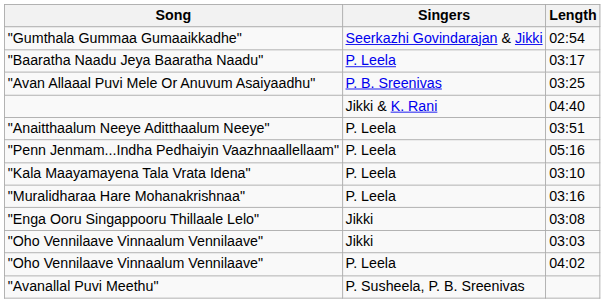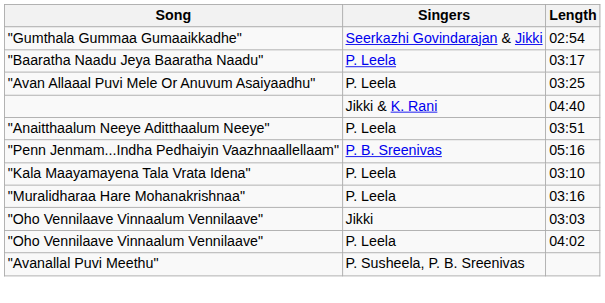(394, 83) P. B. Sreenivas -> (371, 83) P. Leela
(371, 151) P. Leela -> (394, 151) P. B. Sreenivas
- row: (133, 219)
